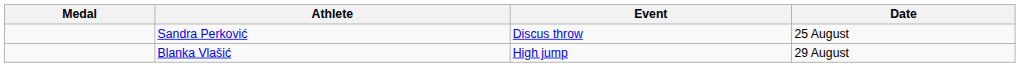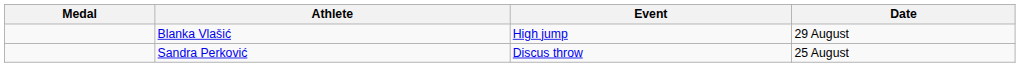rows swapped: (202, 34) <-> (194, 53)
